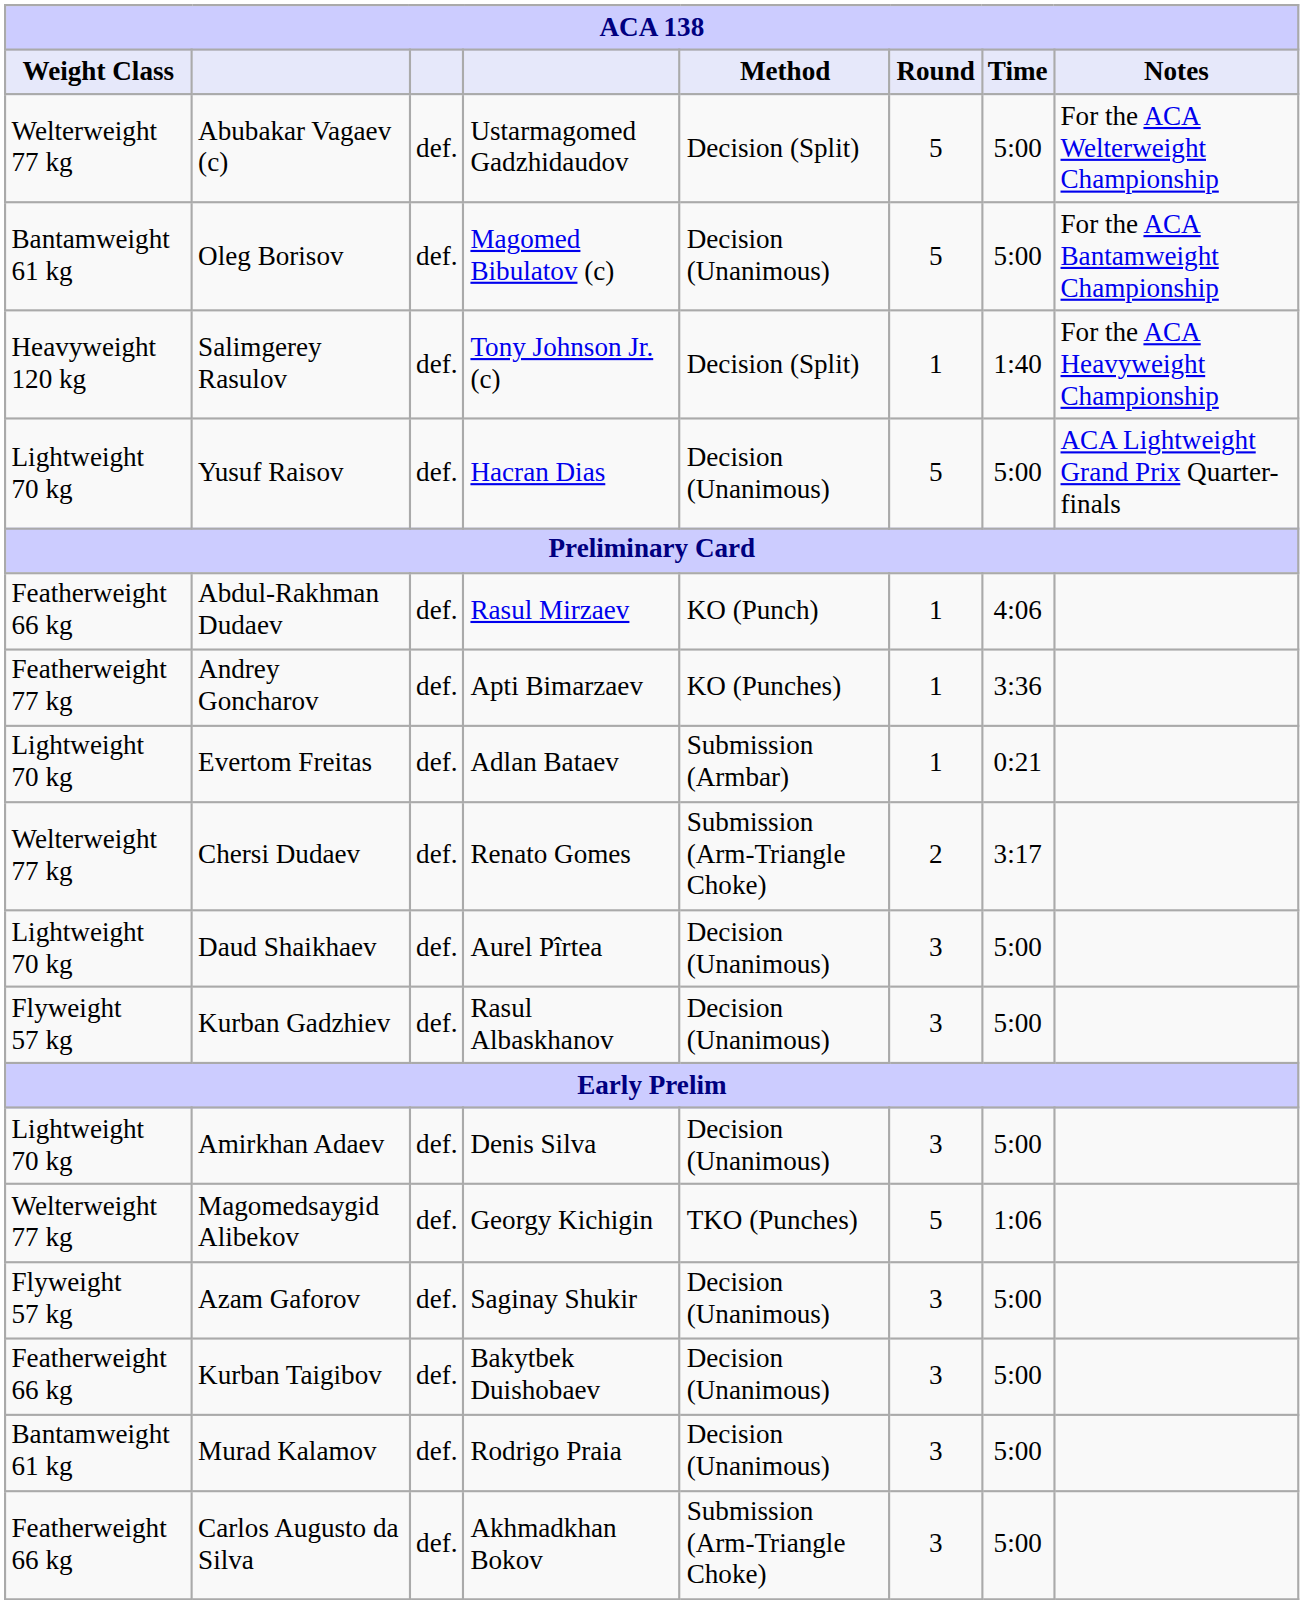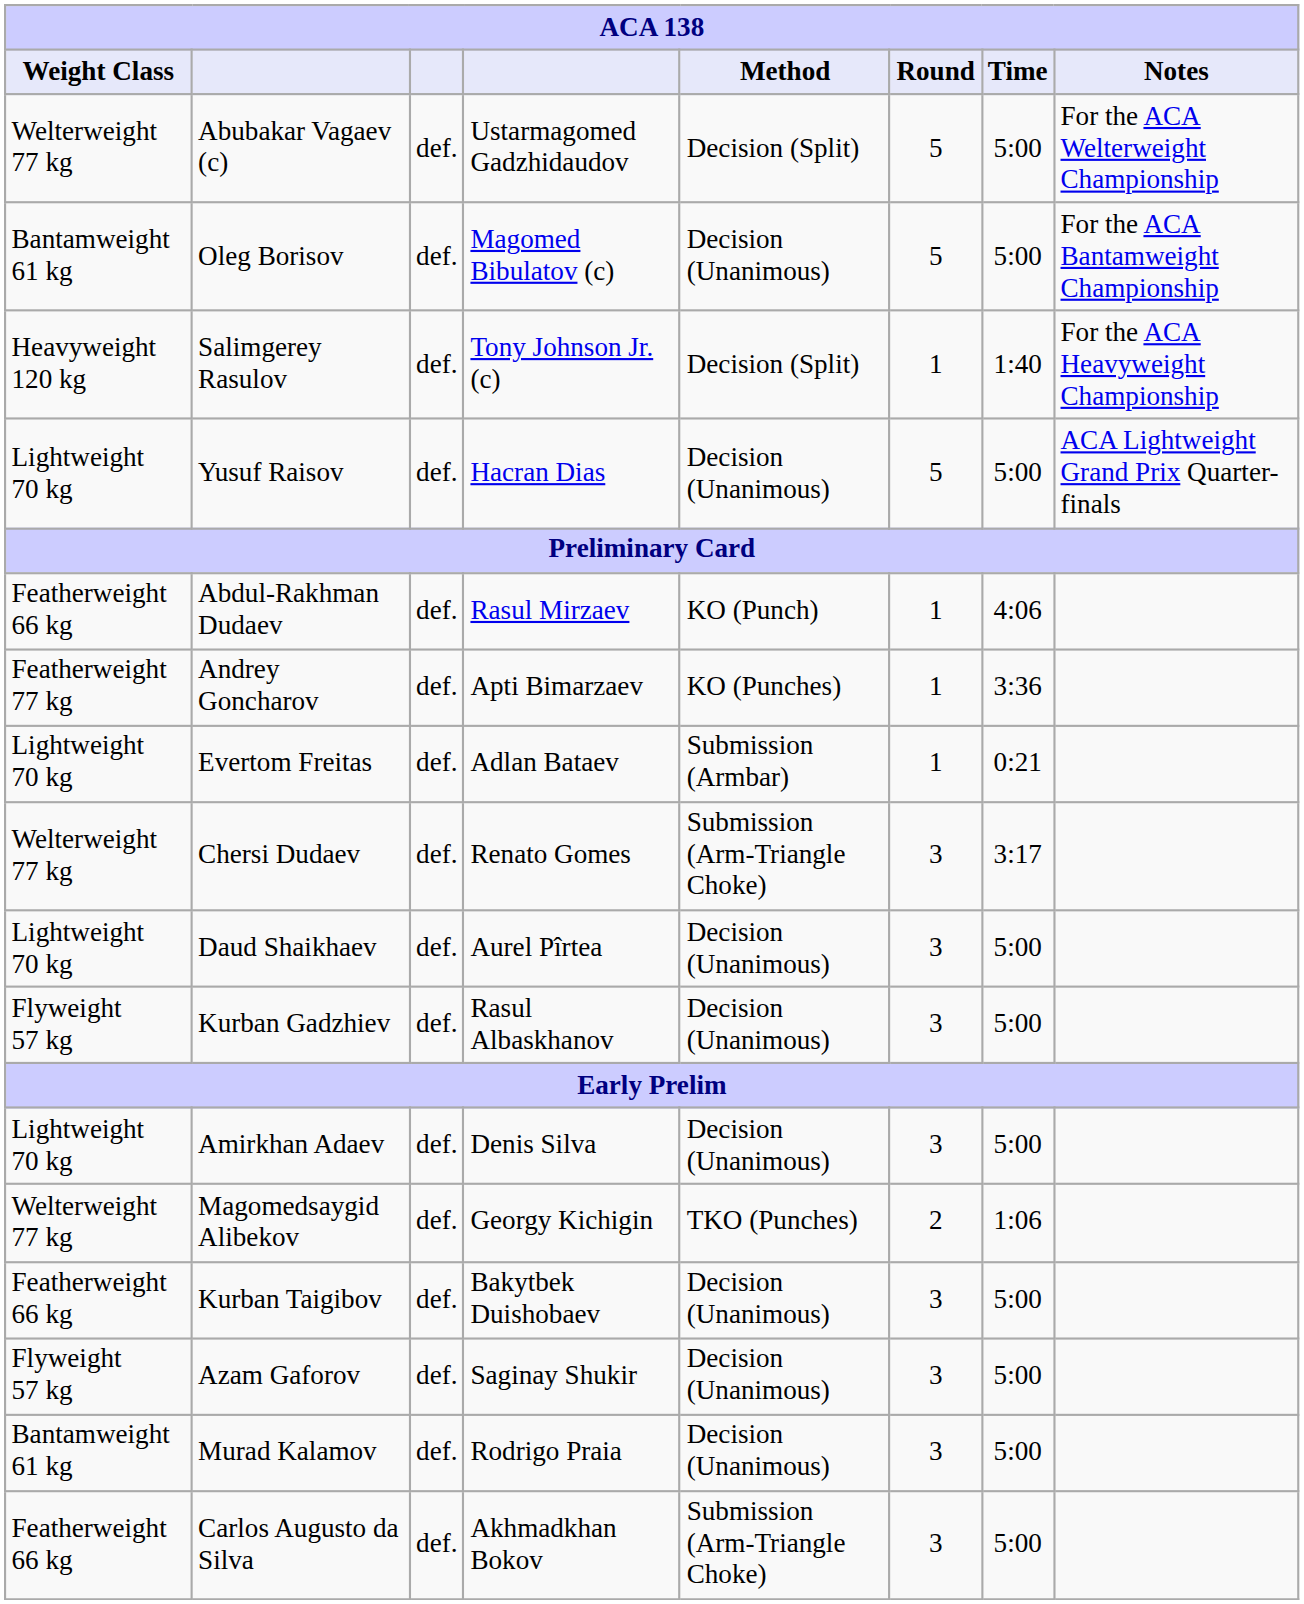(936, 855) 2 -> (936, 855) 3
(936, 1222) 5 -> (936, 1222) 2
rows swapped: (279, 1298) <-> (290, 1375)
